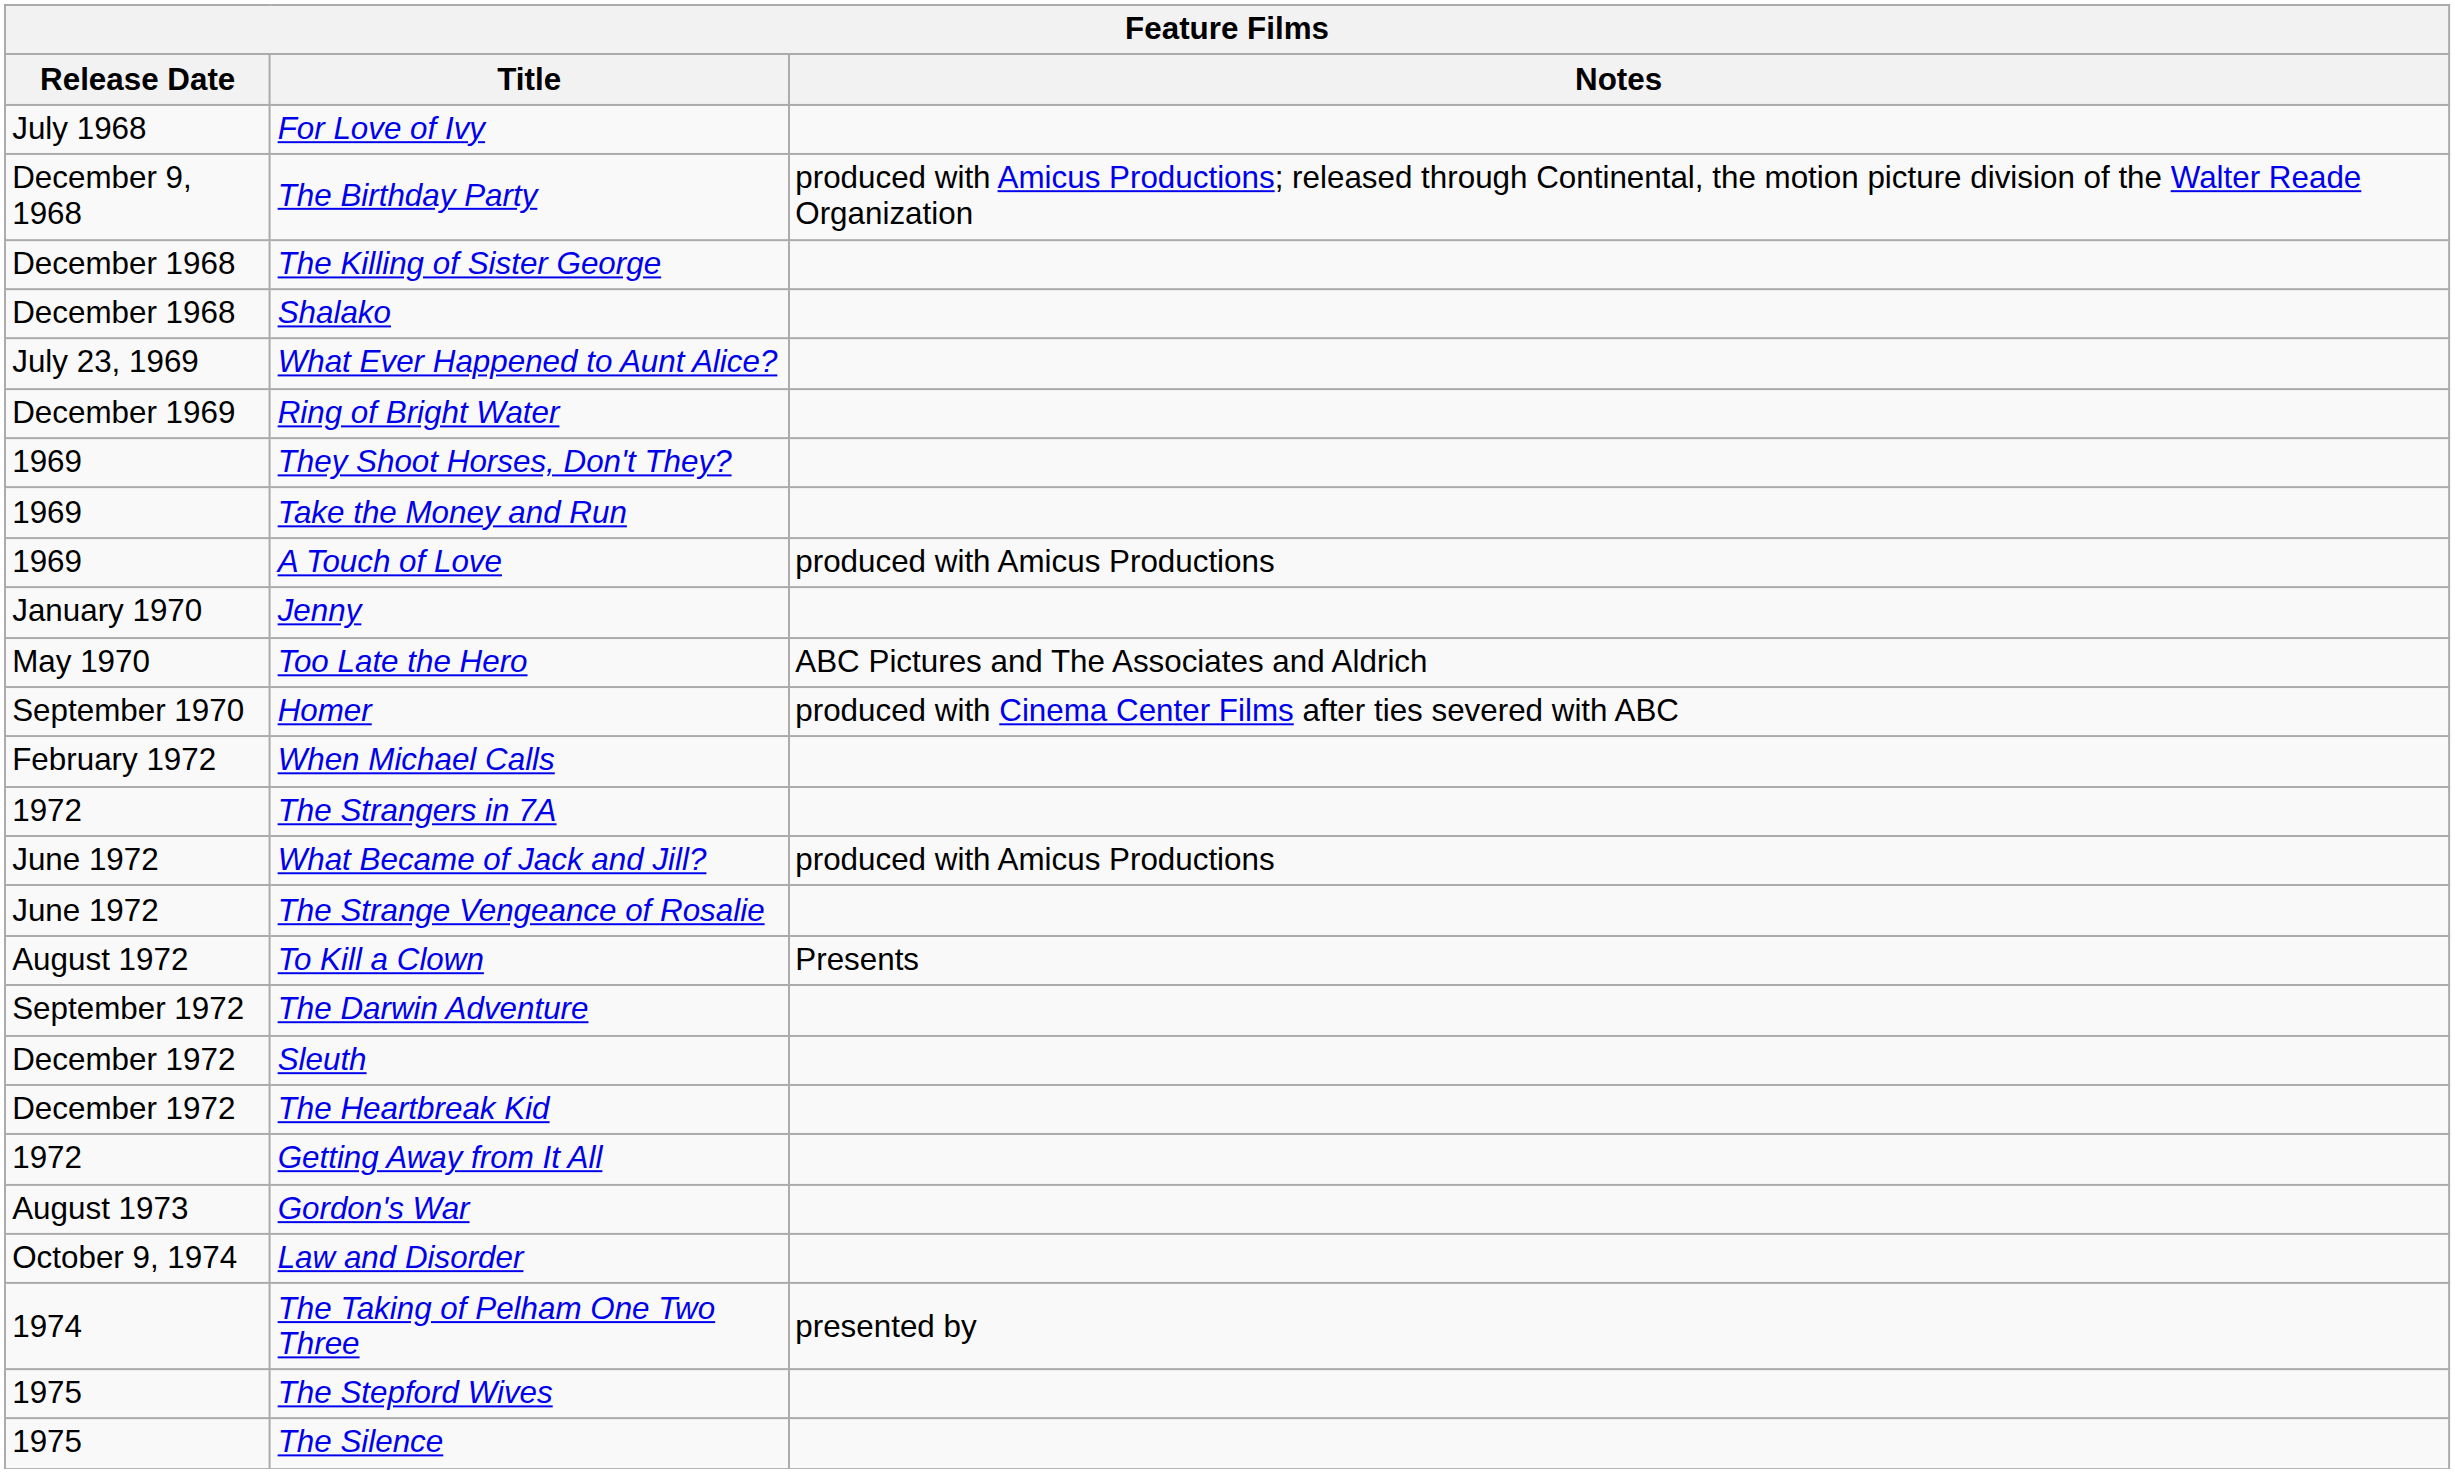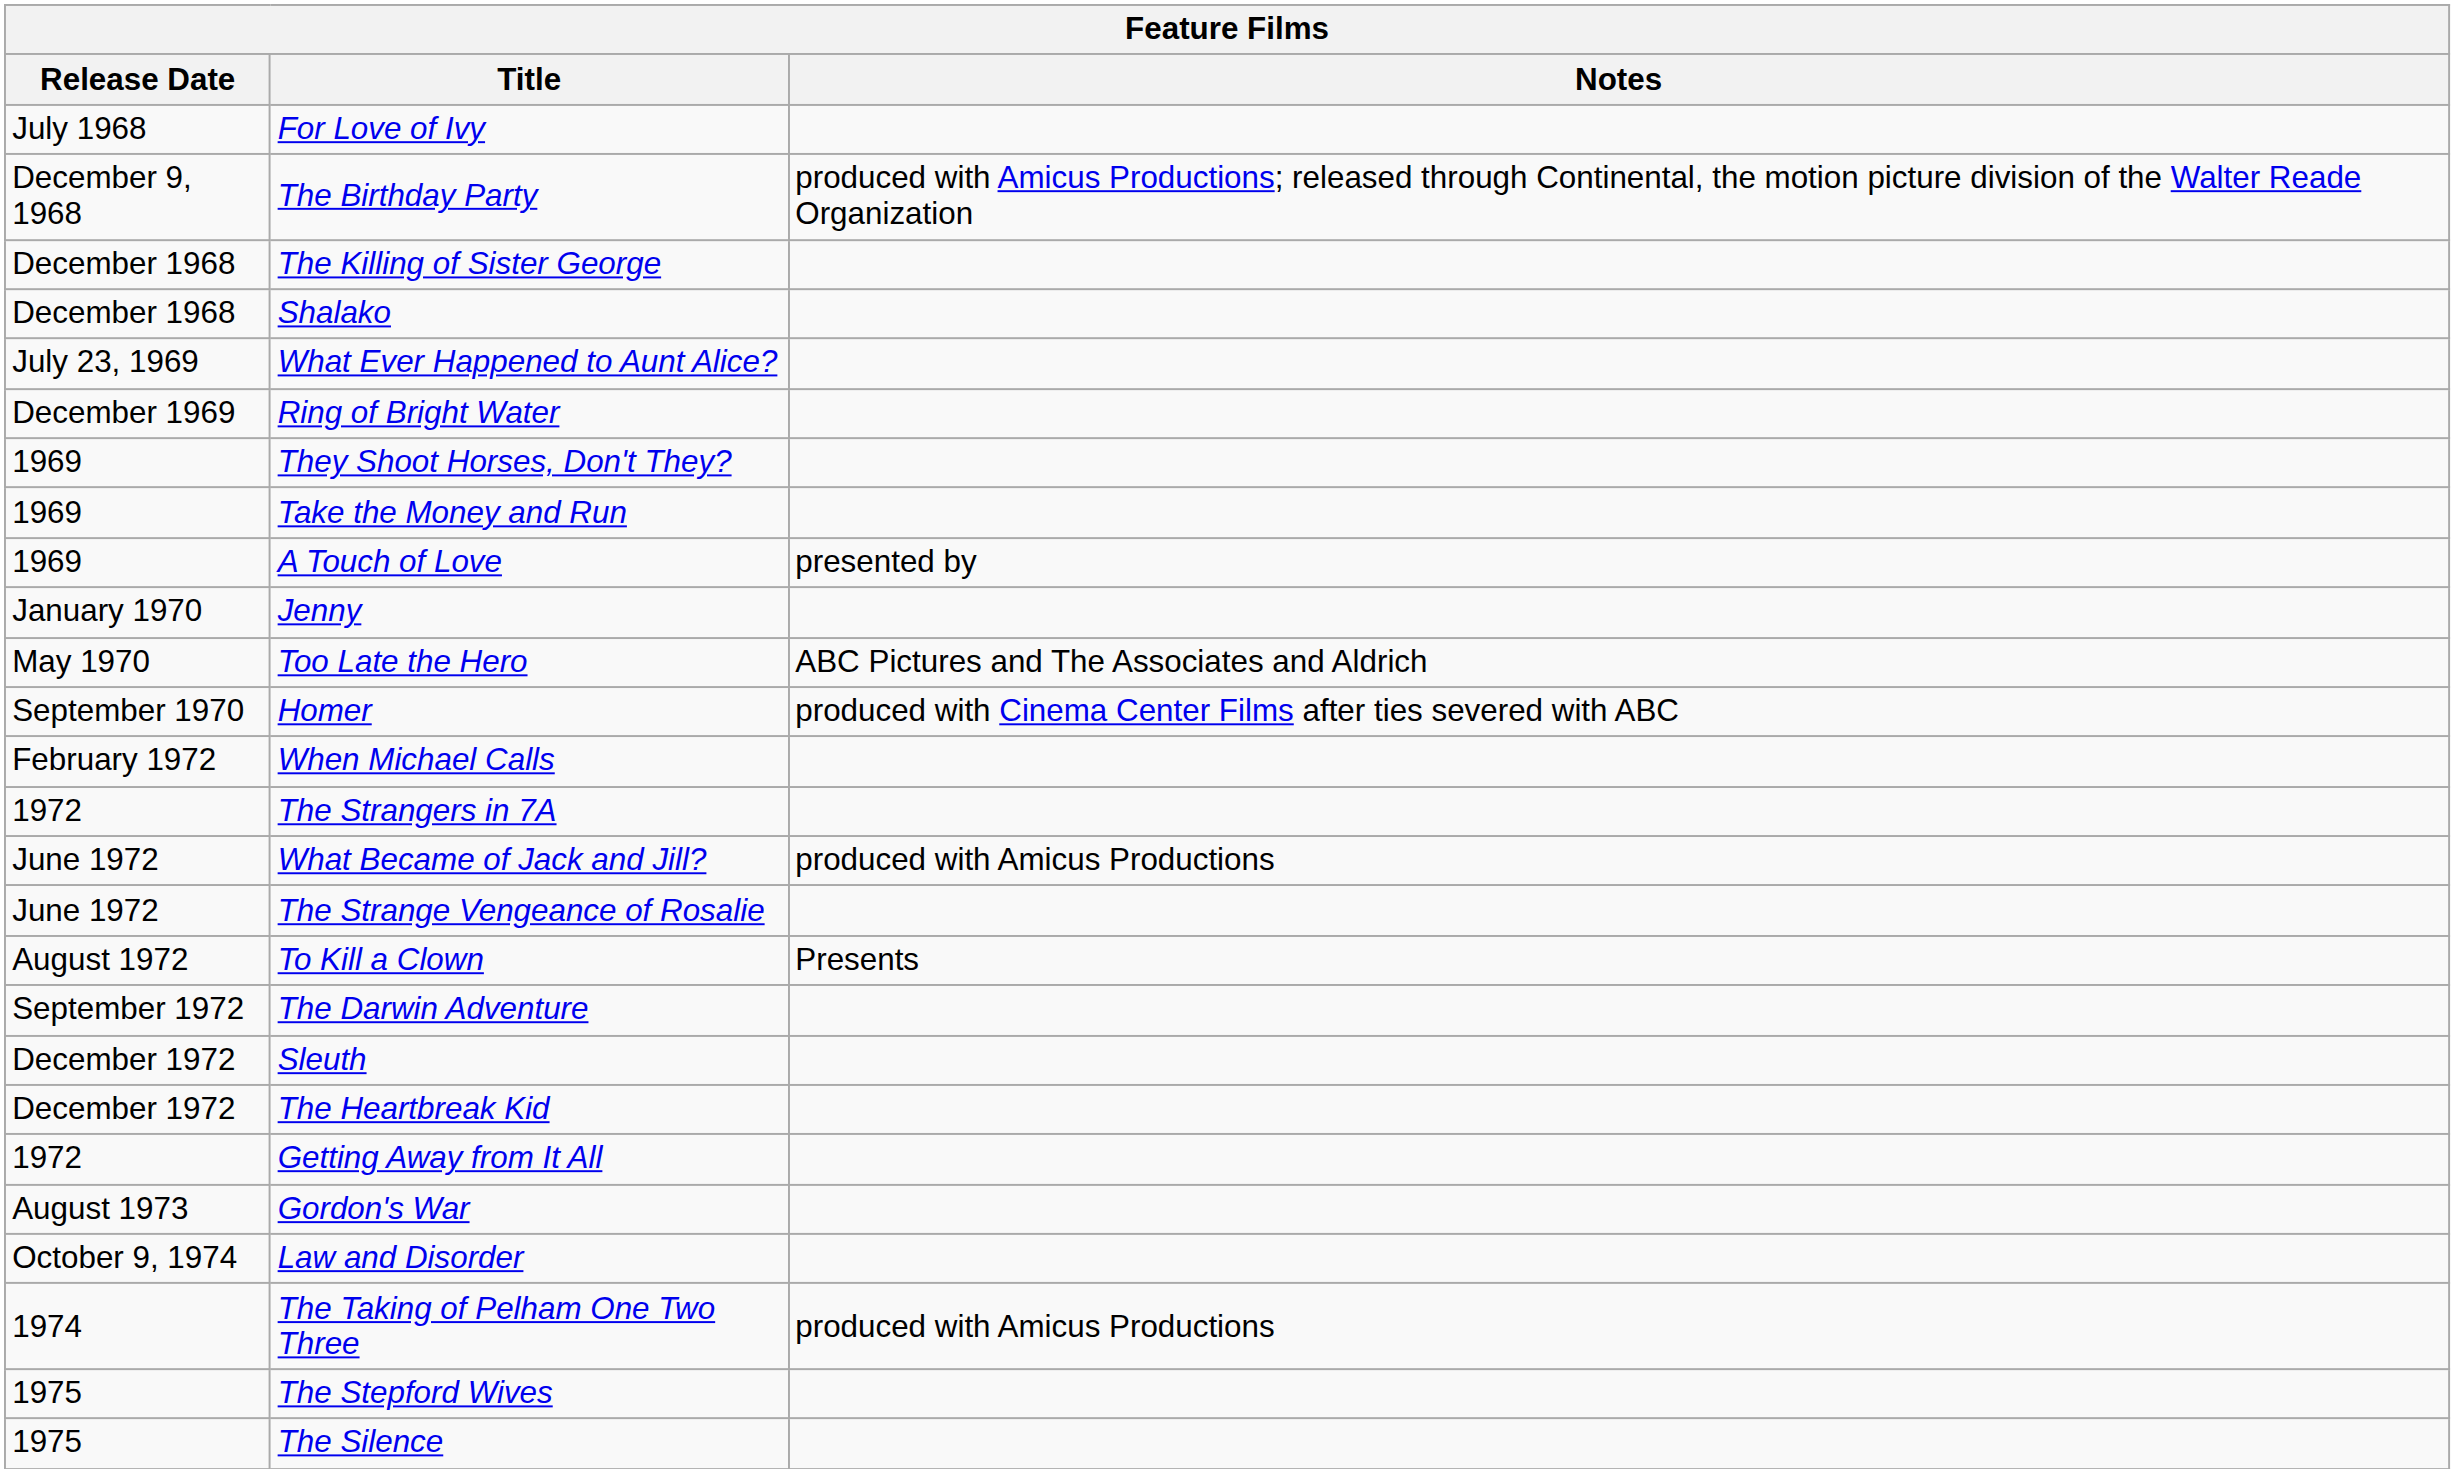(1035, 561) produced with Amicus Productions -> (886, 561) presented by
(886, 1325) presented by -> (1035, 1325) produced with Amicus Productions
